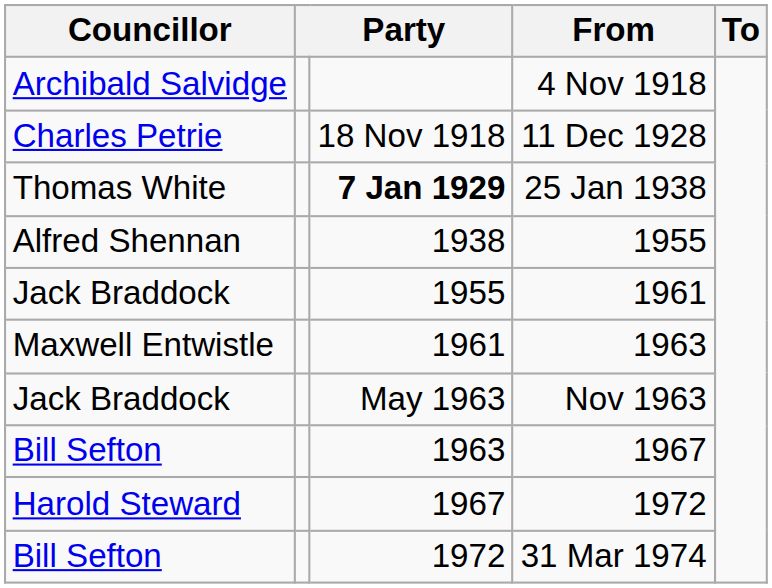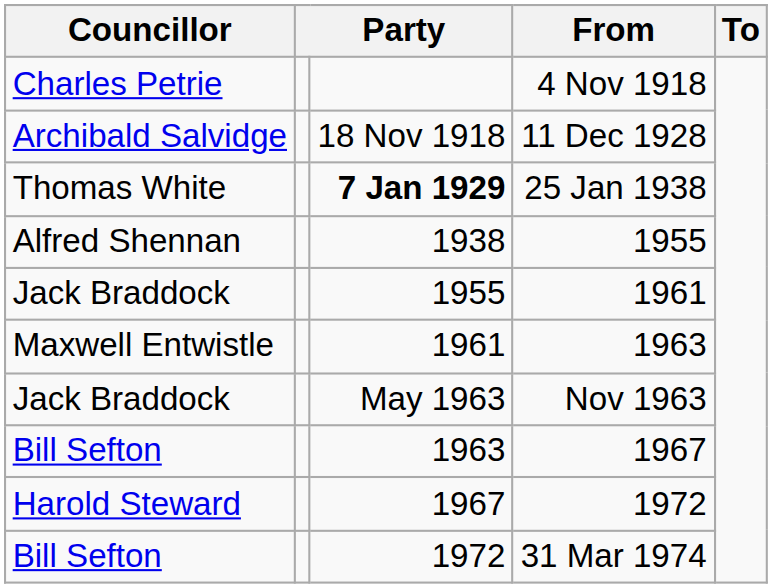(150, 83) Archibald Salvidge -> (118, 83) Charles Petrie
(118, 135) Charles Petrie -> (150, 135) Archibald Salvidge
